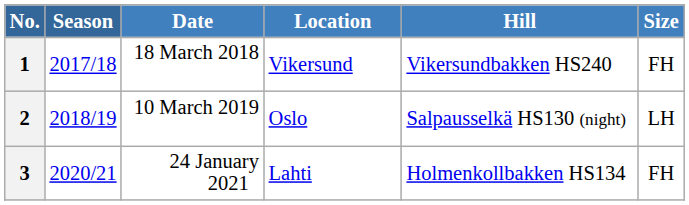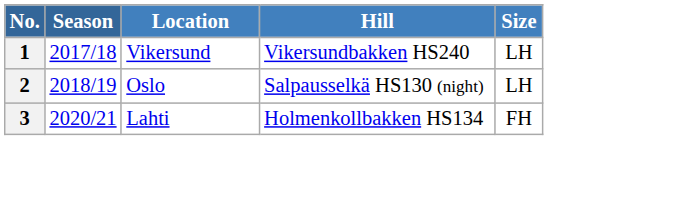- column: (193, 21)
(661, 64) FH -> (519, 53) LH
